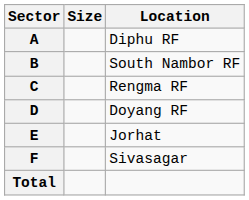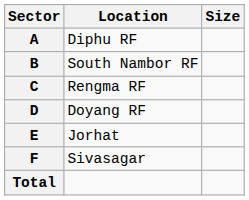columns swapped: (85, 16) <-> (175, 16)
